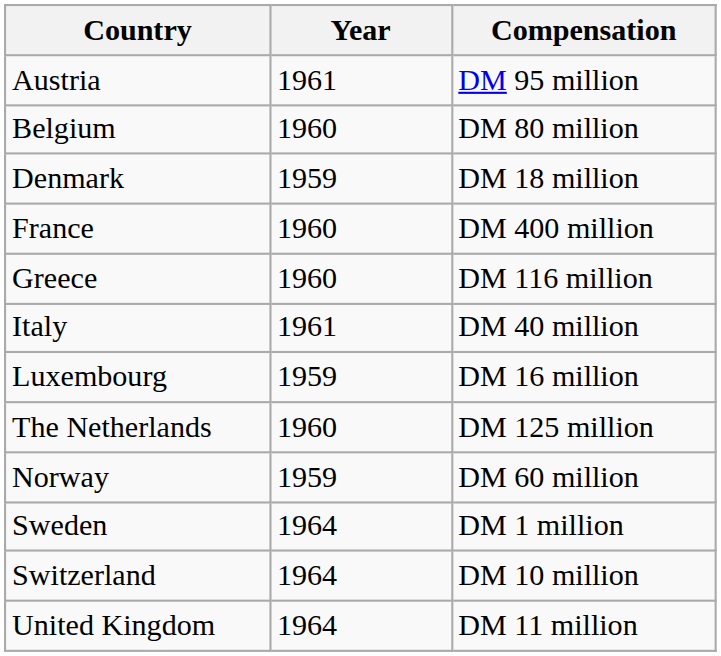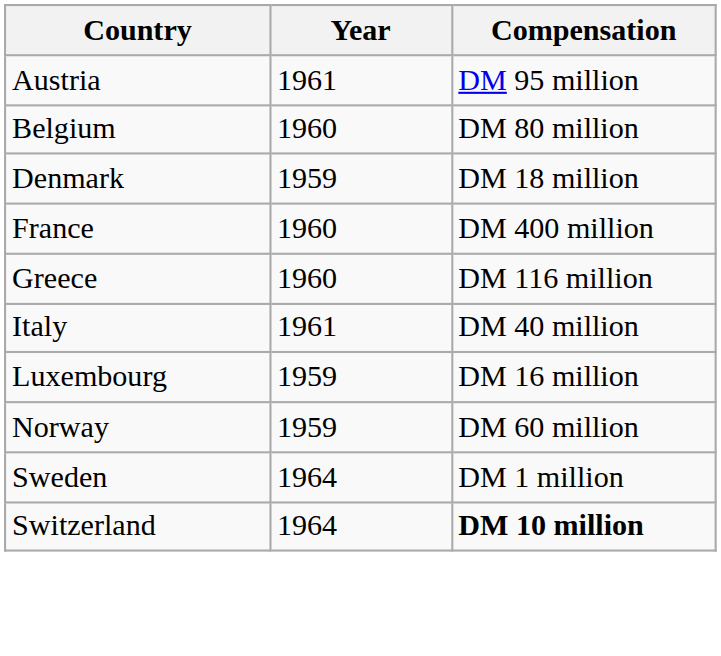- row: (112, 426)
(549, 575) normal -> (551, 526) bold
- row: (114, 625)
